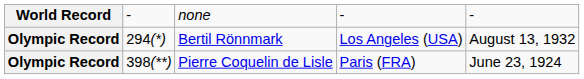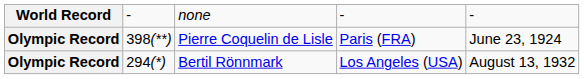rows swapped: (230, 39) <-> (256, 62)
